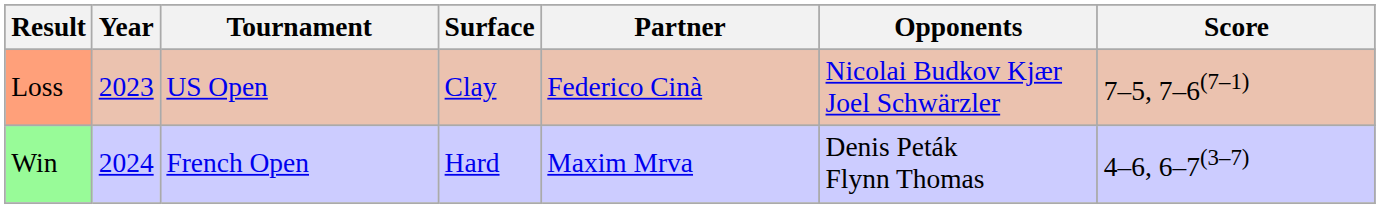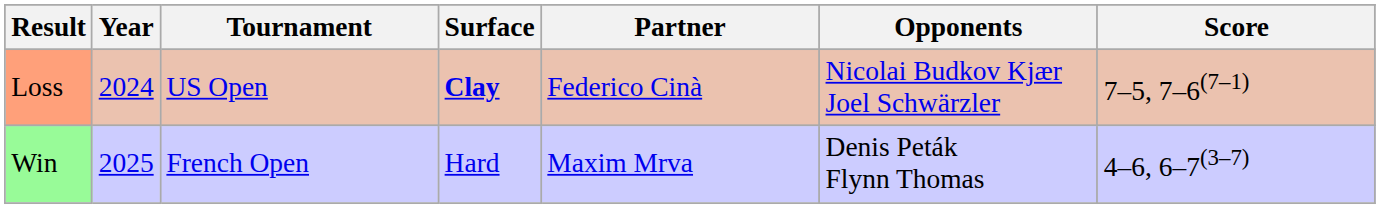(126, 86) 2023 -> (126, 86) 2024
(471, 86) normal -> (472, 86) bold
(126, 163) 2024 -> (126, 163) 2025
